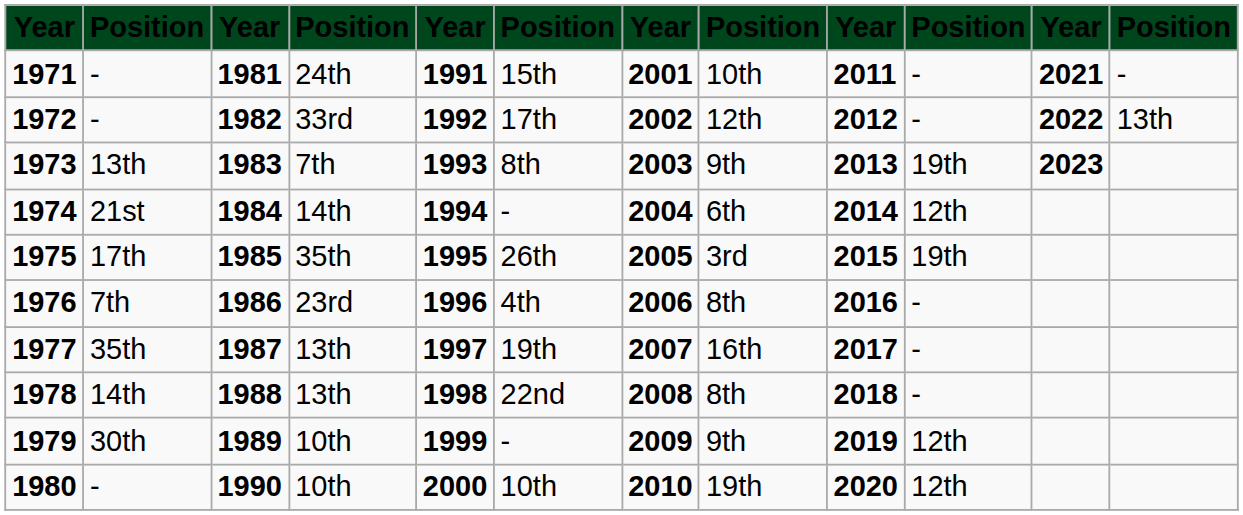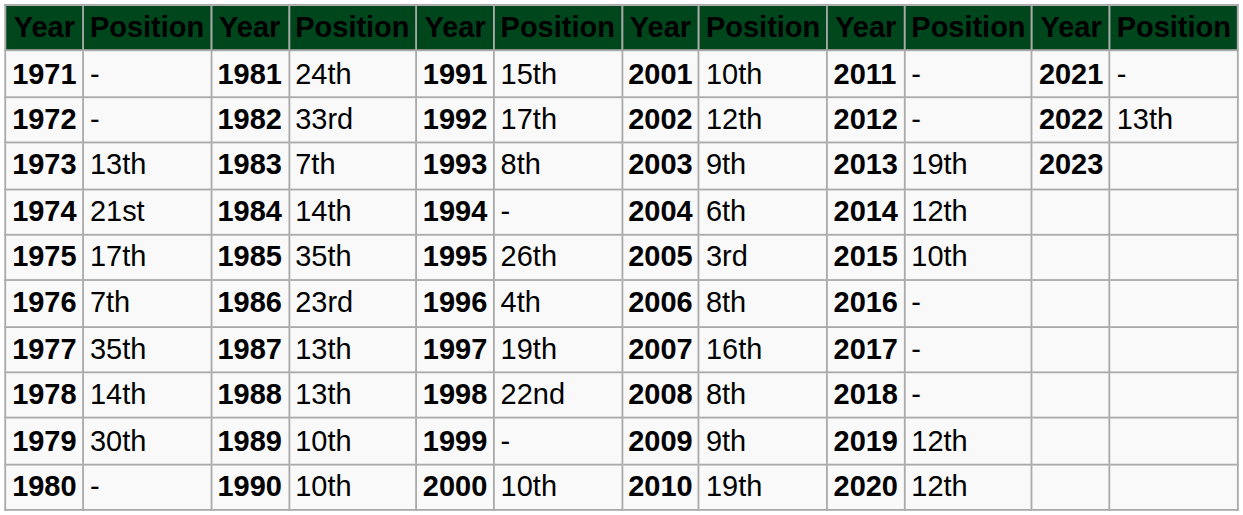(940, 257) 19th -> (940, 257) 10th
